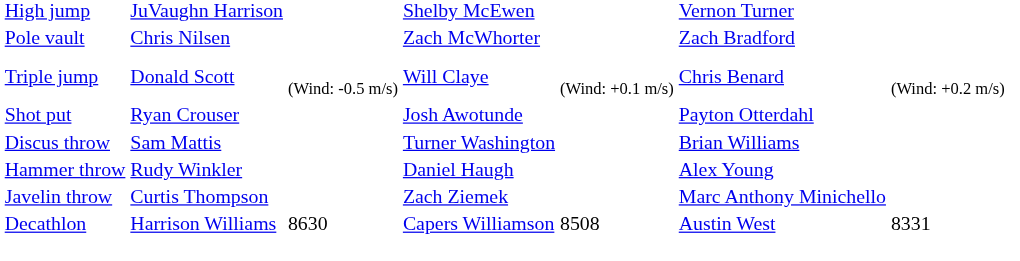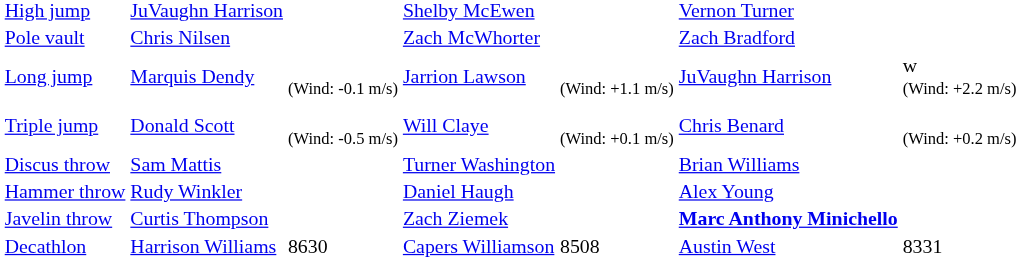+ row: (49, 76)
- row: (38, 114)
(782, 196) normal -> (788, 219) bold
